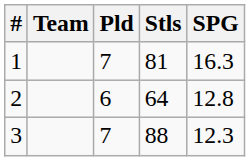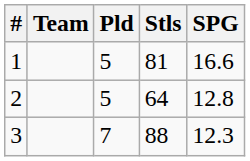(105, 60) 7 -> (105, 60) 5
(213, 60) 16.3 -> (213, 60) 16.6
(105, 98) 6 -> (105, 98) 5
